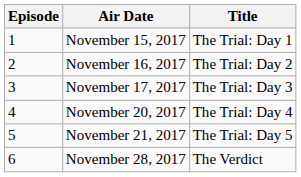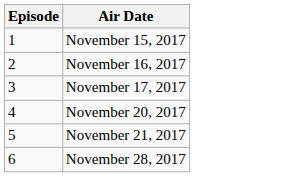- column: (243, 16)
